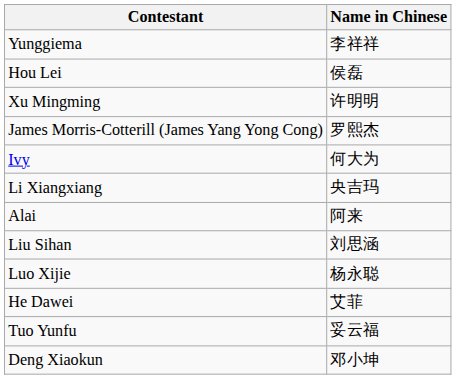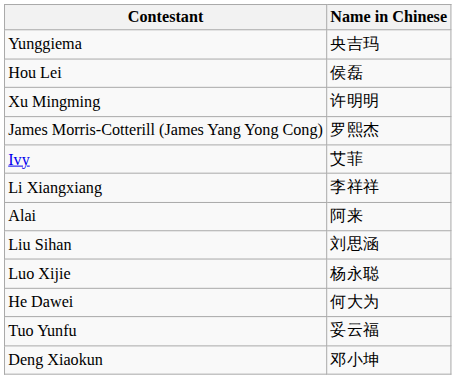(355, 43) 李祥祥 -> (355, 43) 央吉玛
(355, 158) 何大为 -> (347, 158) 艾菲
(355, 187) 央吉玛 -> (355, 187) 李祥祥
(347, 301) 艾菲 -> (355, 301) 何大为
